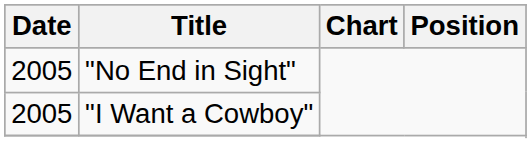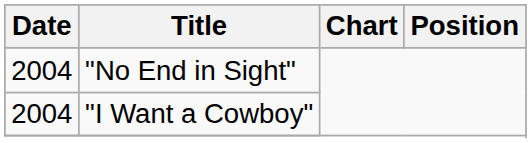(42, 69) 2005 -> (42, 69) 2004
(42, 113) 2005 -> (42, 113) 2004
